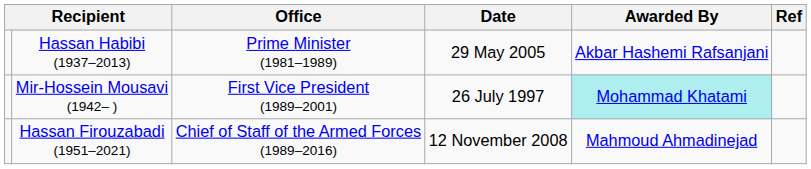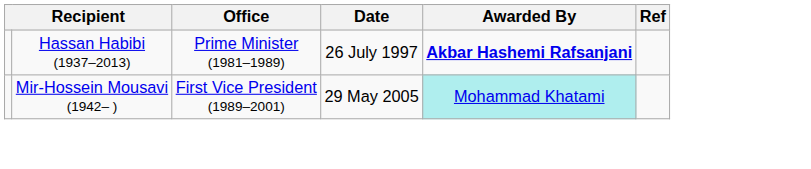(498, 52) 29 May 2005 -> (372, 52) 26 July 1997
(672, 52) normal -> (529, 52) bold
(498, 96) 26 July 1997 -> (372, 96) 29 May 2005
- row: (92, 140)
